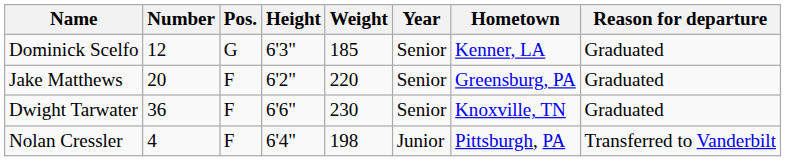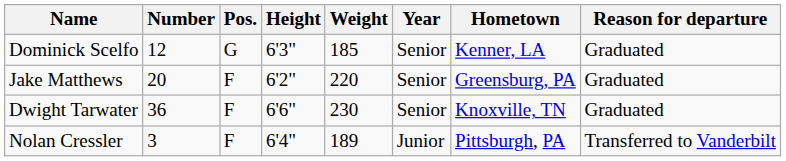(152, 140) 4 -> (152, 140) 3
(344, 140) 198 -> (344, 140) 189
